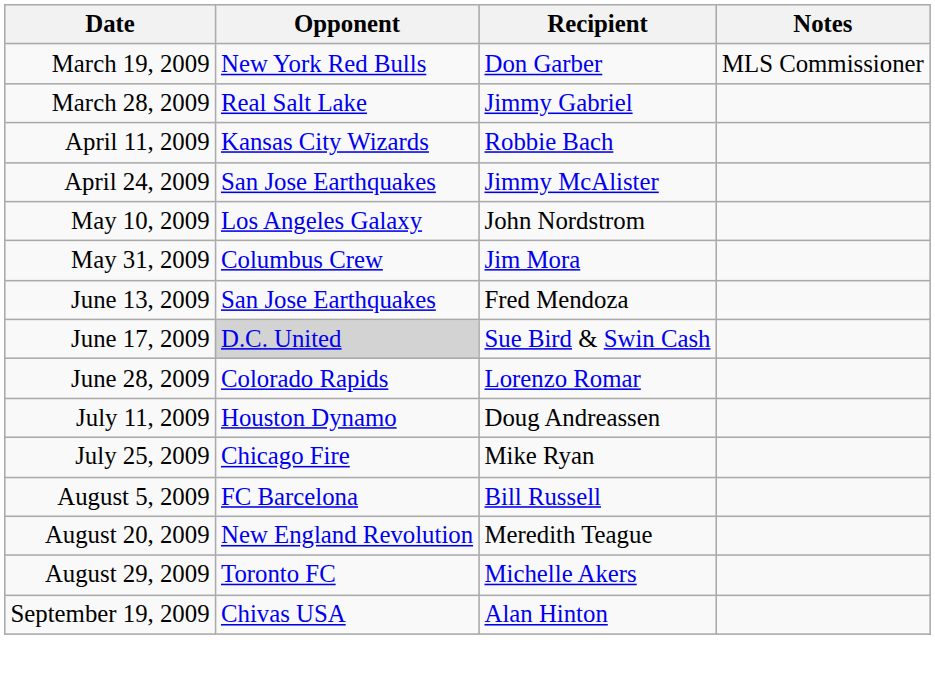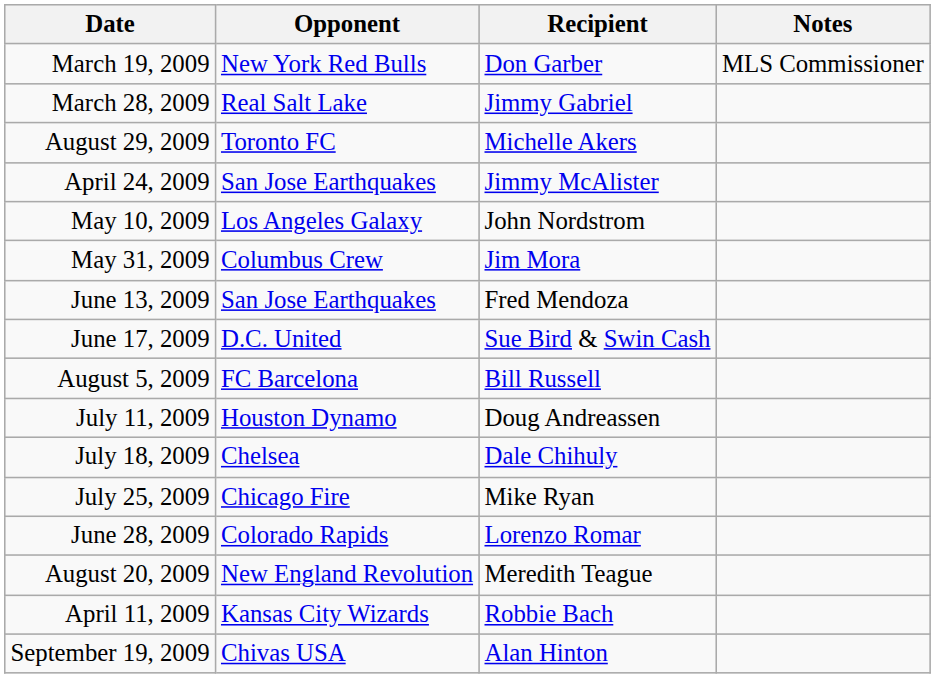rows swapped: (137, 142) <-> (127, 574)
(281, 338) lightgrey background -> (281, 338) no background
rows swapped: (140, 378) <-> (133, 496)
+ row: (142, 456)
